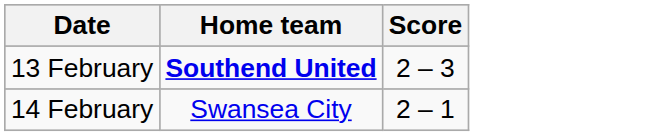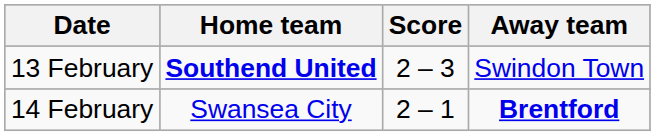+ column: (559, 25)
